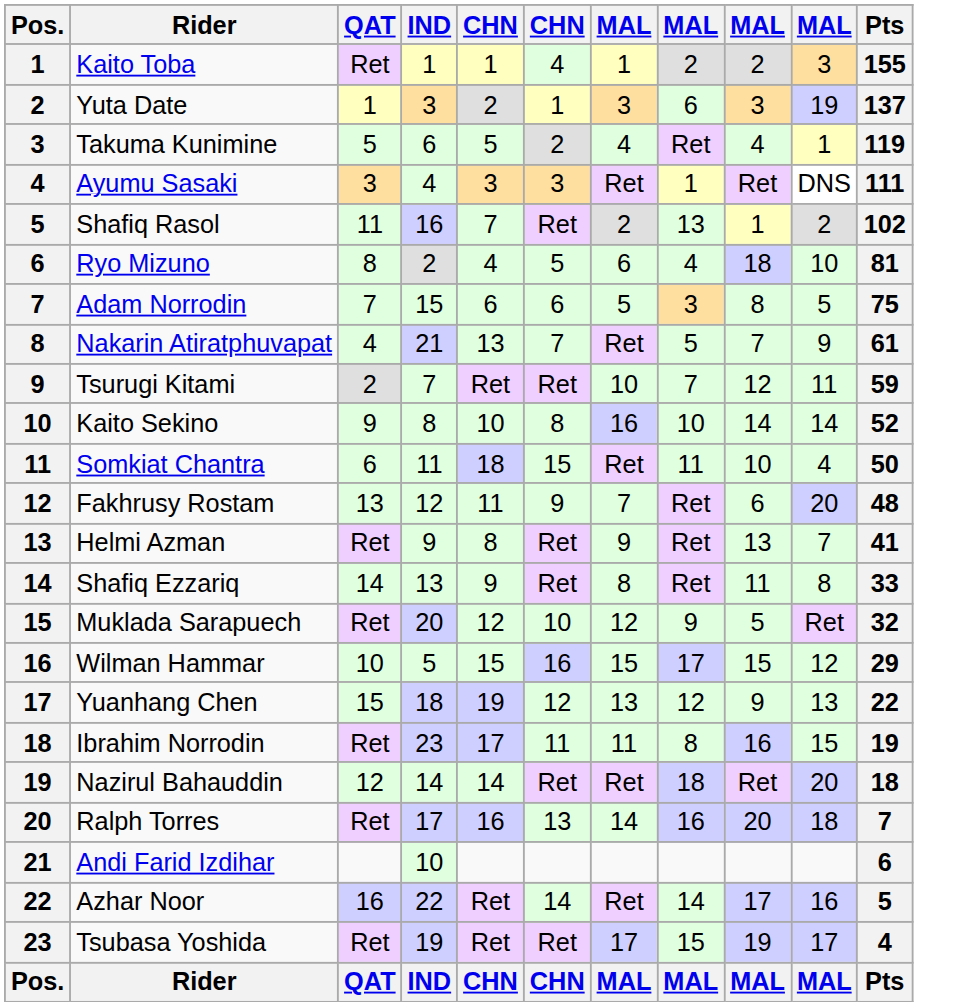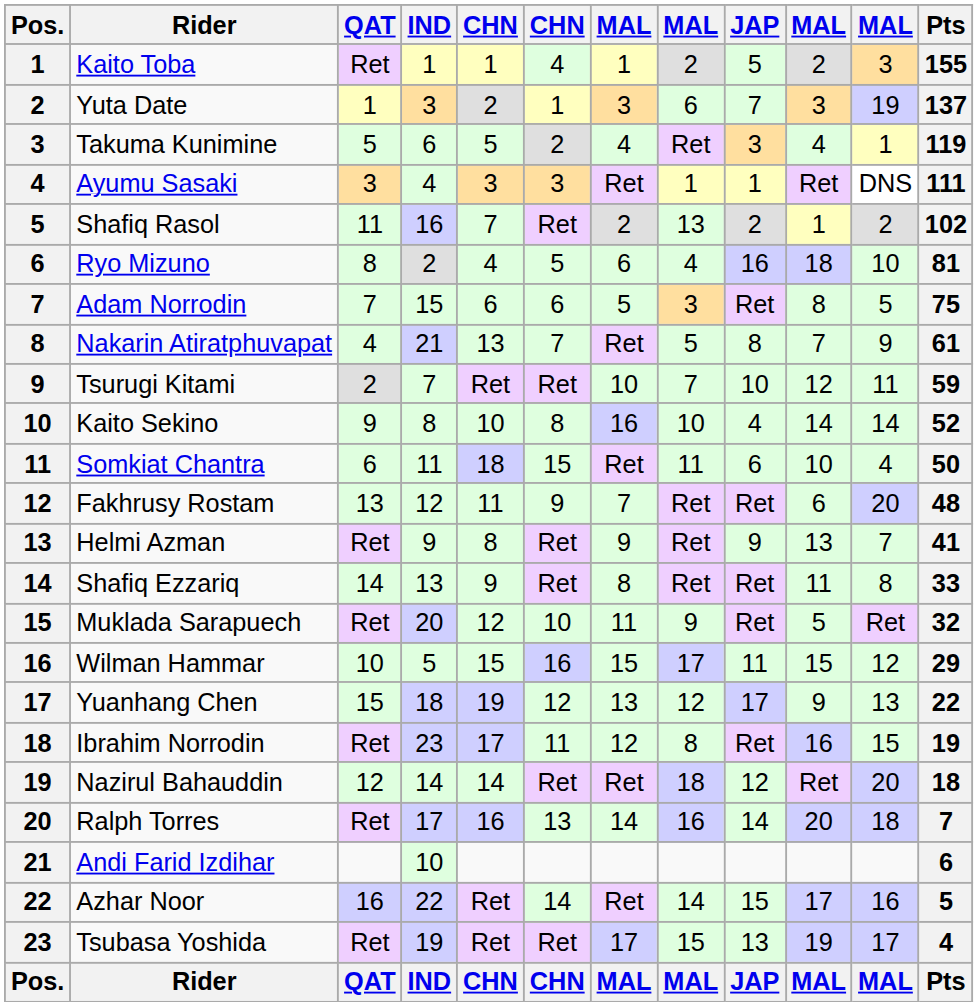+ column: (755, 24)
(624, 623) 12 -> (624, 623) 11
(624, 742) 11 -> (624, 742) 12
